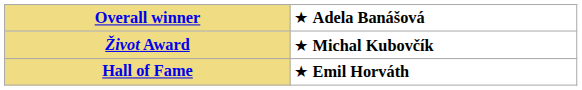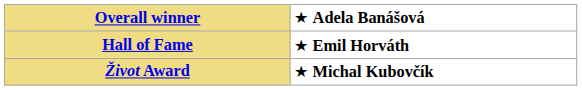rows swapped: (148, 71) <-> (148, 44)
